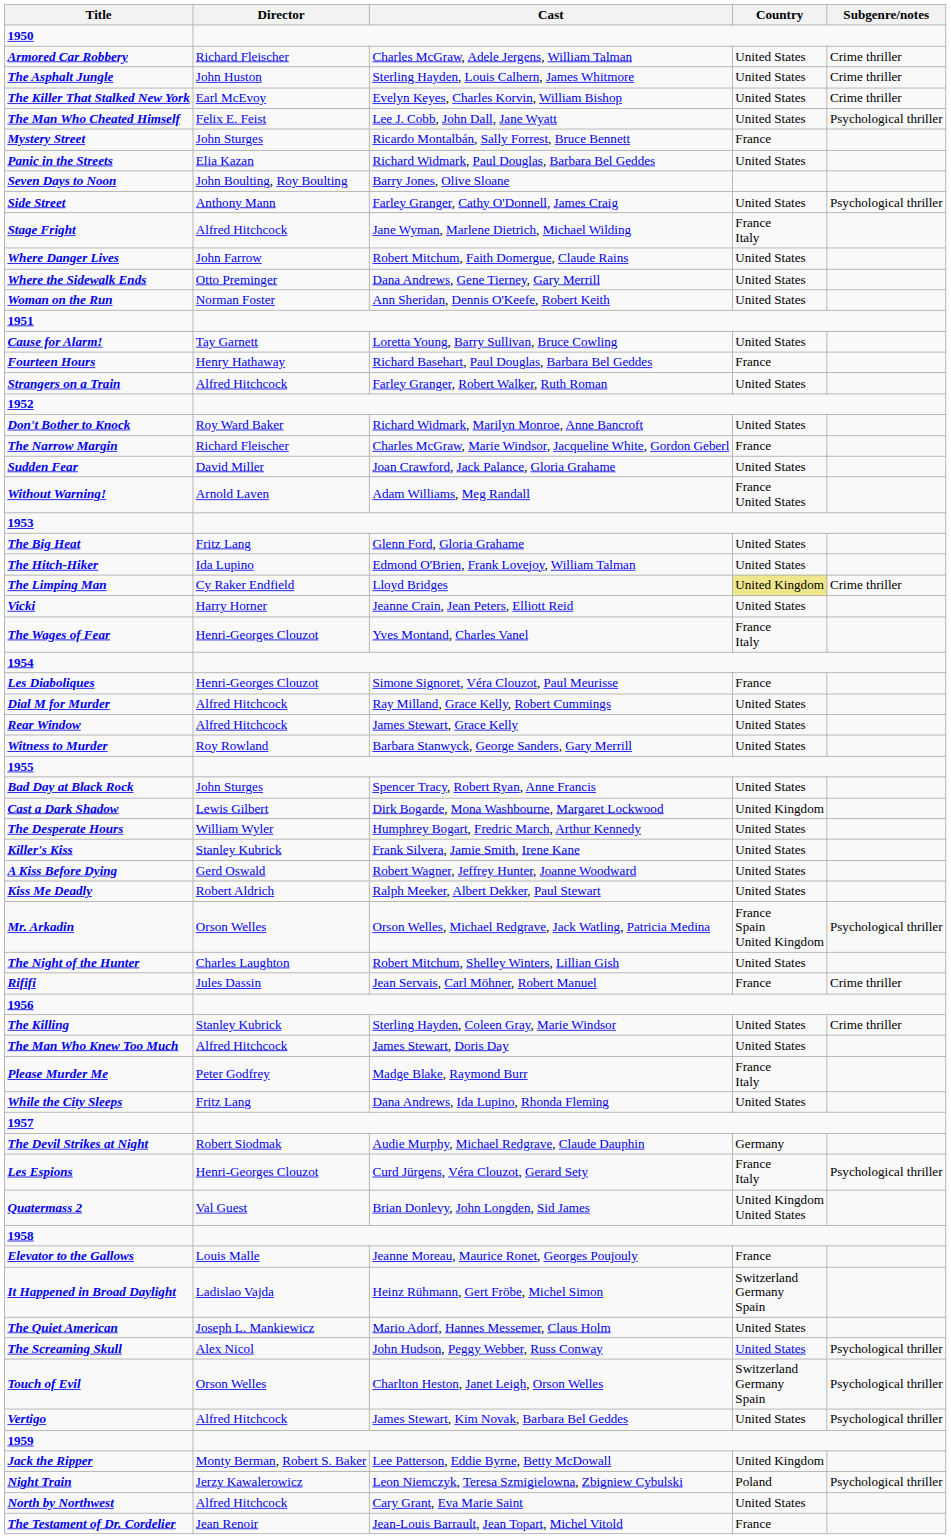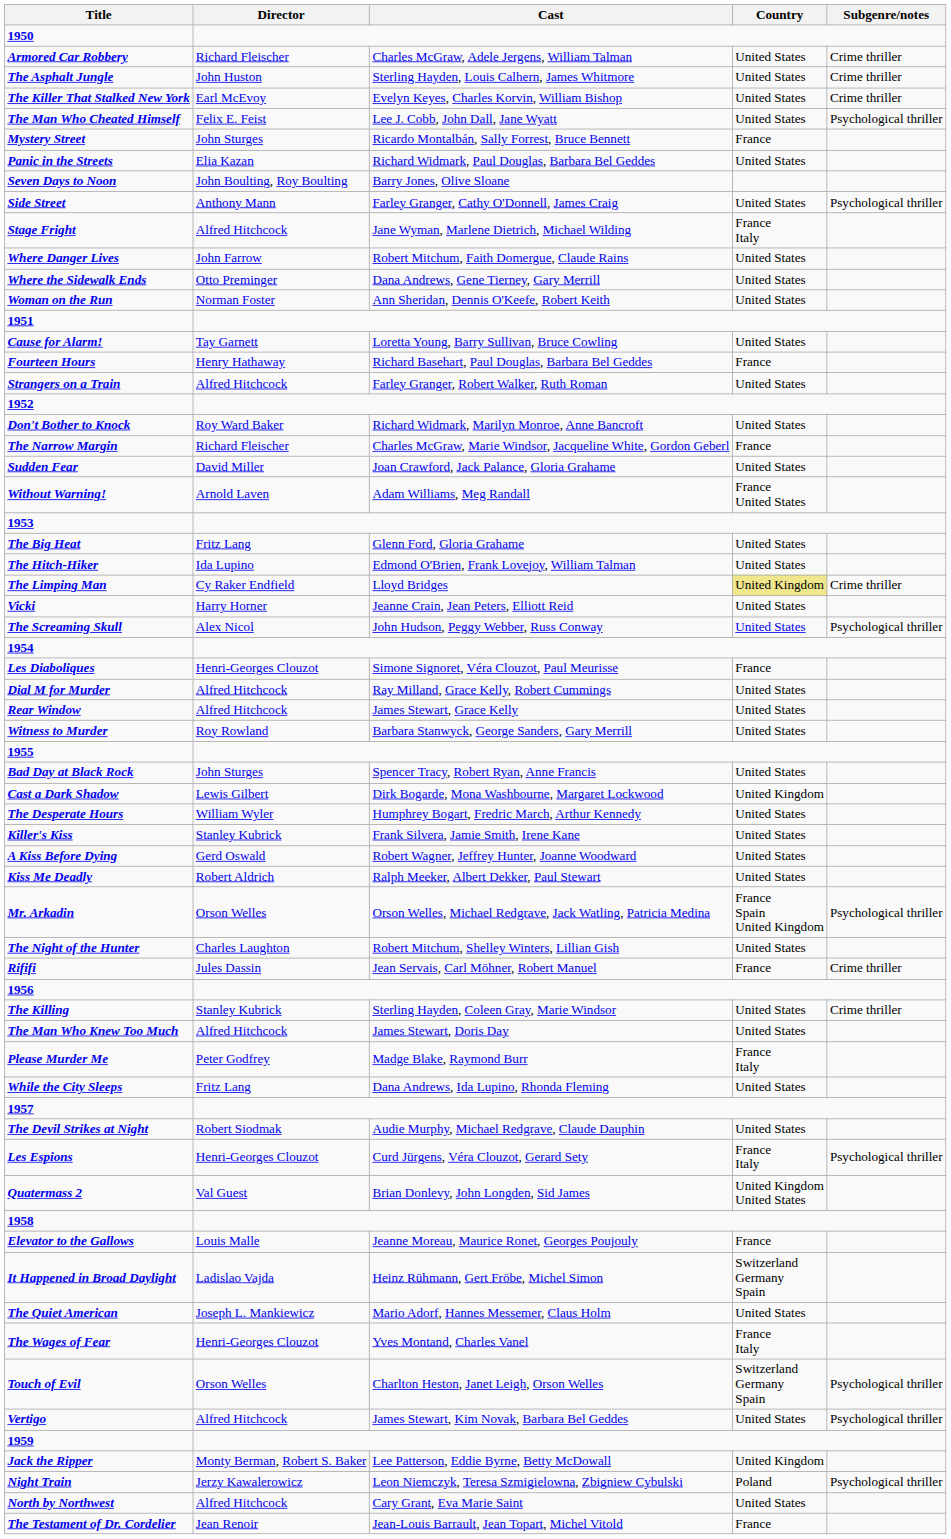rows swapped: (59, 634) <-> (65, 1348)
(760, 1143) Germany -> (771, 1129) United States
